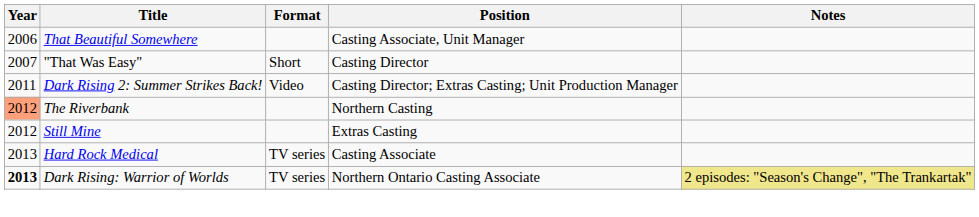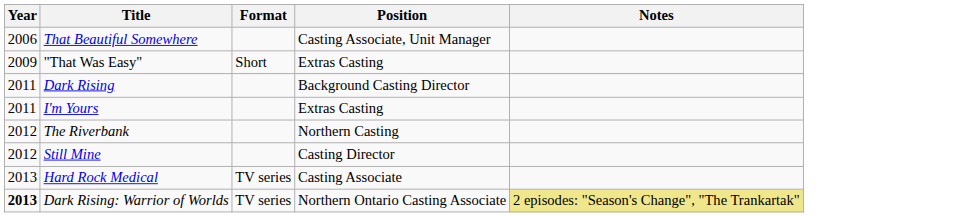(22, 62) 2007 -> (22, 62) 2009
(380, 62) Casting Director -> (341, 62) Extras Casting
+ row: (79, 85)
- row: (153, 85)
+ row: (71, 108)
(22, 108) lightsalmon background -> (22, 131) no background
(374, 131) Extras Casting -> (346, 154) Casting Director
